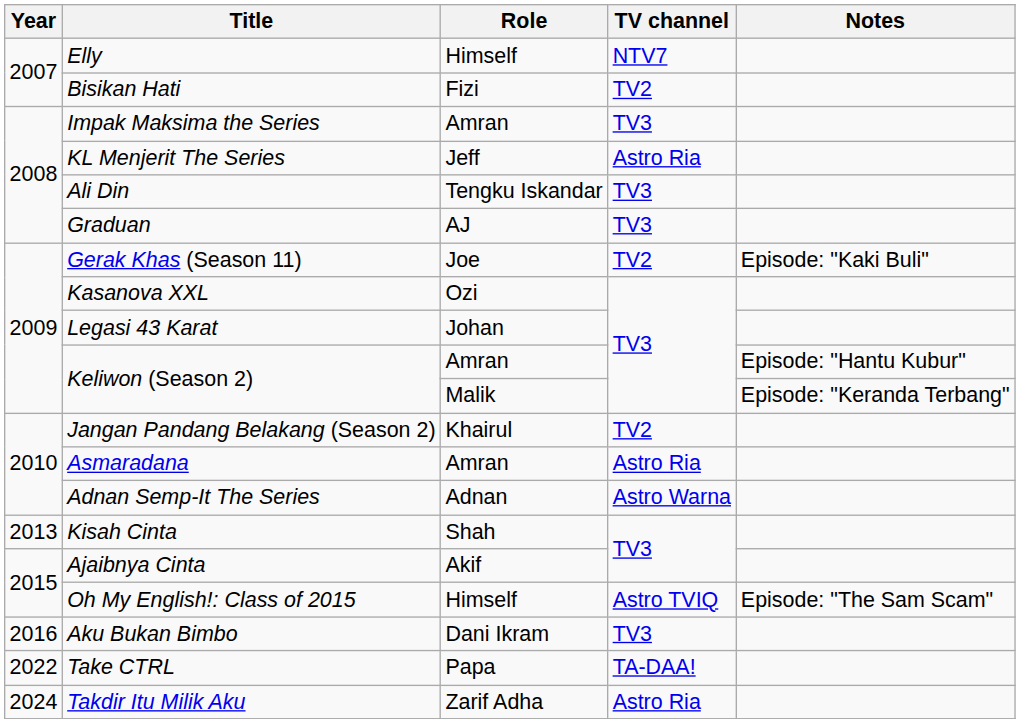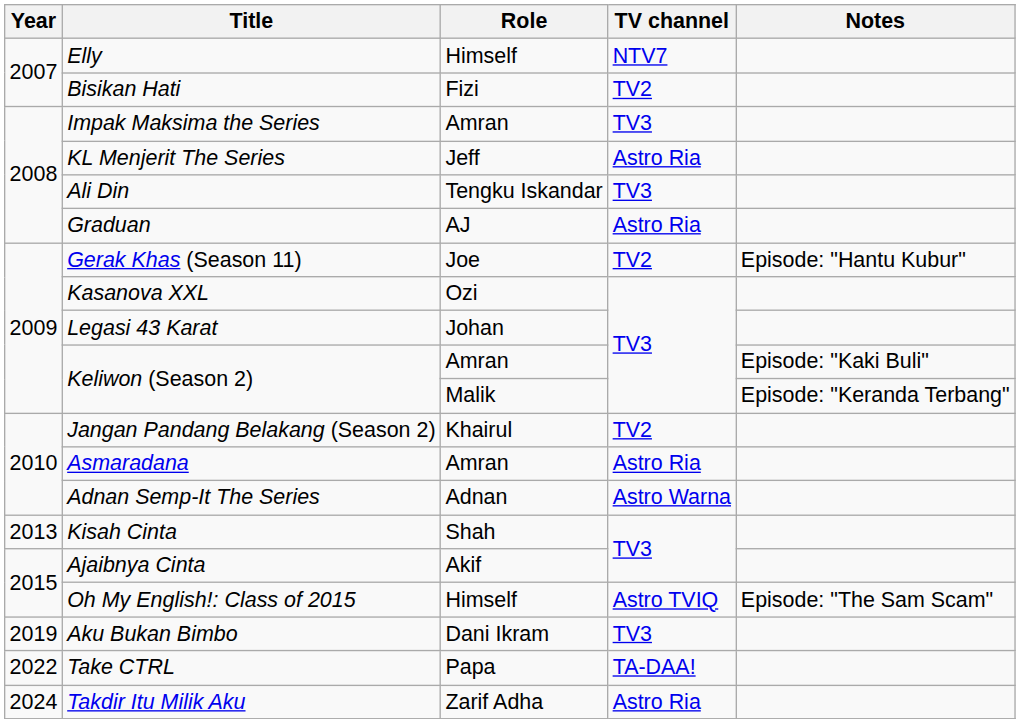(632, 225) TV3 -> (657, 225) Astro Ria
(835, 259) Episode: "Kaki Buli" -> (853, 259) Episode: "Hantu Kubur"
(853, 361) Episode: "Hantu Kubur" -> (835, 361) Episode: "Kaki Buli"
(33, 633) 2016 -> (33, 633) 2019
